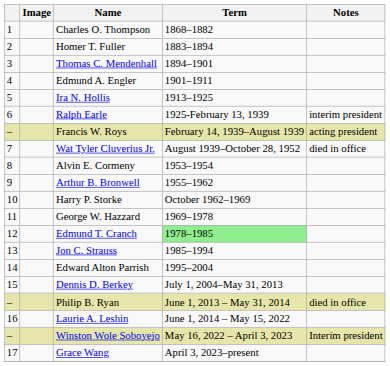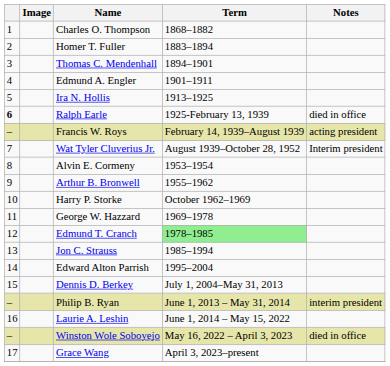(9, 115) normal -> (9, 115) bold
(346, 115) interim president -> (338, 115) died in office
(338, 149) died in office -> (346, 149) Interim president
(338, 302) died in office -> (346, 302) interim president
(346, 336) Interim president -> (338, 336) died in office
